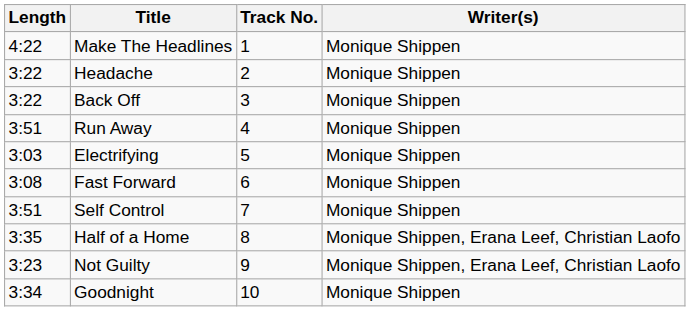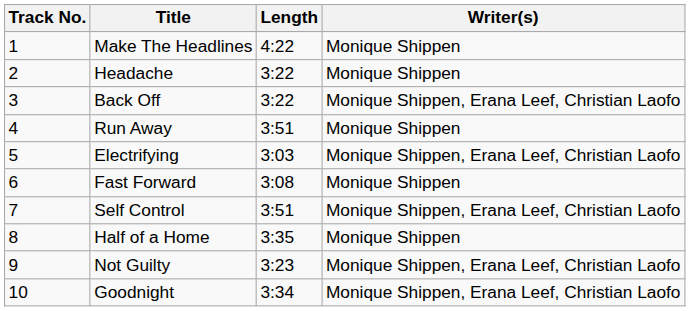columns swapped: (279, 18) <-> (37, 18)
(393, 100) Monique Shippen -> (503, 100) Monique Shippen, Erana Leef, Christian Laofo
(393, 155) Monique Shippen -> (503, 155) Monique Shippen, Erana Leef, Christian Laofo
(393, 210) Monique Shippen -> (503, 210) Monique Shippen, Erana Leef, Christian Laofo
(503, 237) Monique Shippen, Erana Leef, Christian Laofo -> (393, 237) Monique Shippen
(393, 292) Monique Shippen -> (503, 292) Monique Shippen, Erana Leef, Christian Laofo
